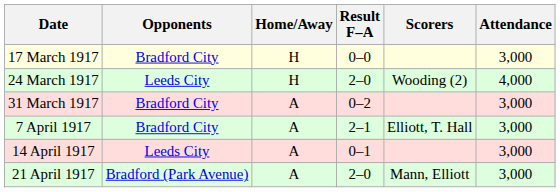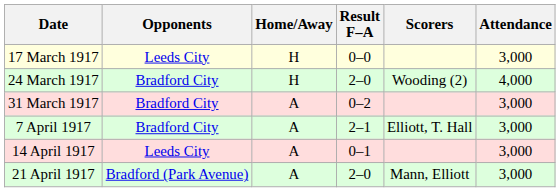(177, 56) Bradford City -> (177, 56) Leeds City
(177, 80) Leeds City -> (177, 80) Bradford City
